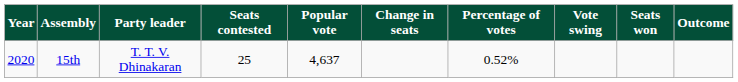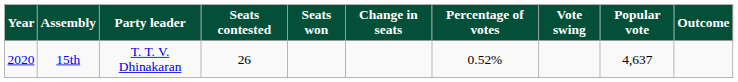columns swapped: (645, 22) <-> (324, 22)
(244, 59) 25 -> (244, 59) 26
